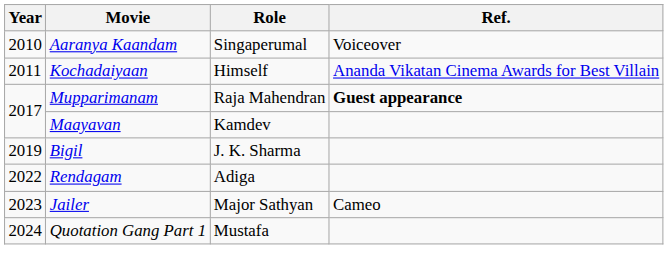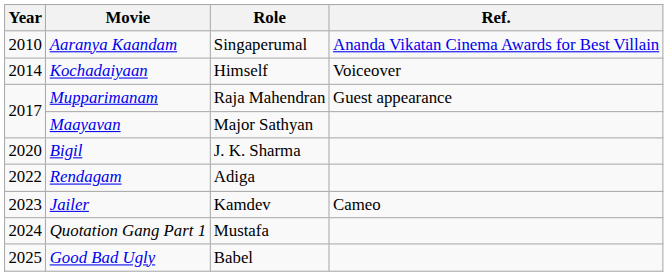(367, 44) Voiceover -> (496, 44) Ananda Vikatan Cinema Awards for Best Villain
(25, 71) 2011 -> (25, 71) 2014
(496, 71) Ananda Vikatan Cinema Awards for Best Villain -> (367, 71) Voiceover
(398, 97) bold -> (393, 97) normal
(242, 124) Kamdev -> (264, 124) Major Sathyan
(25, 151) 2019 -> (25, 151) 2020
(264, 204) Major Sathyan -> (242, 204) Kamdev
+ row: (102, 257)
